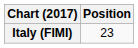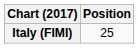(107, 33) 23 -> (107, 33) 25
